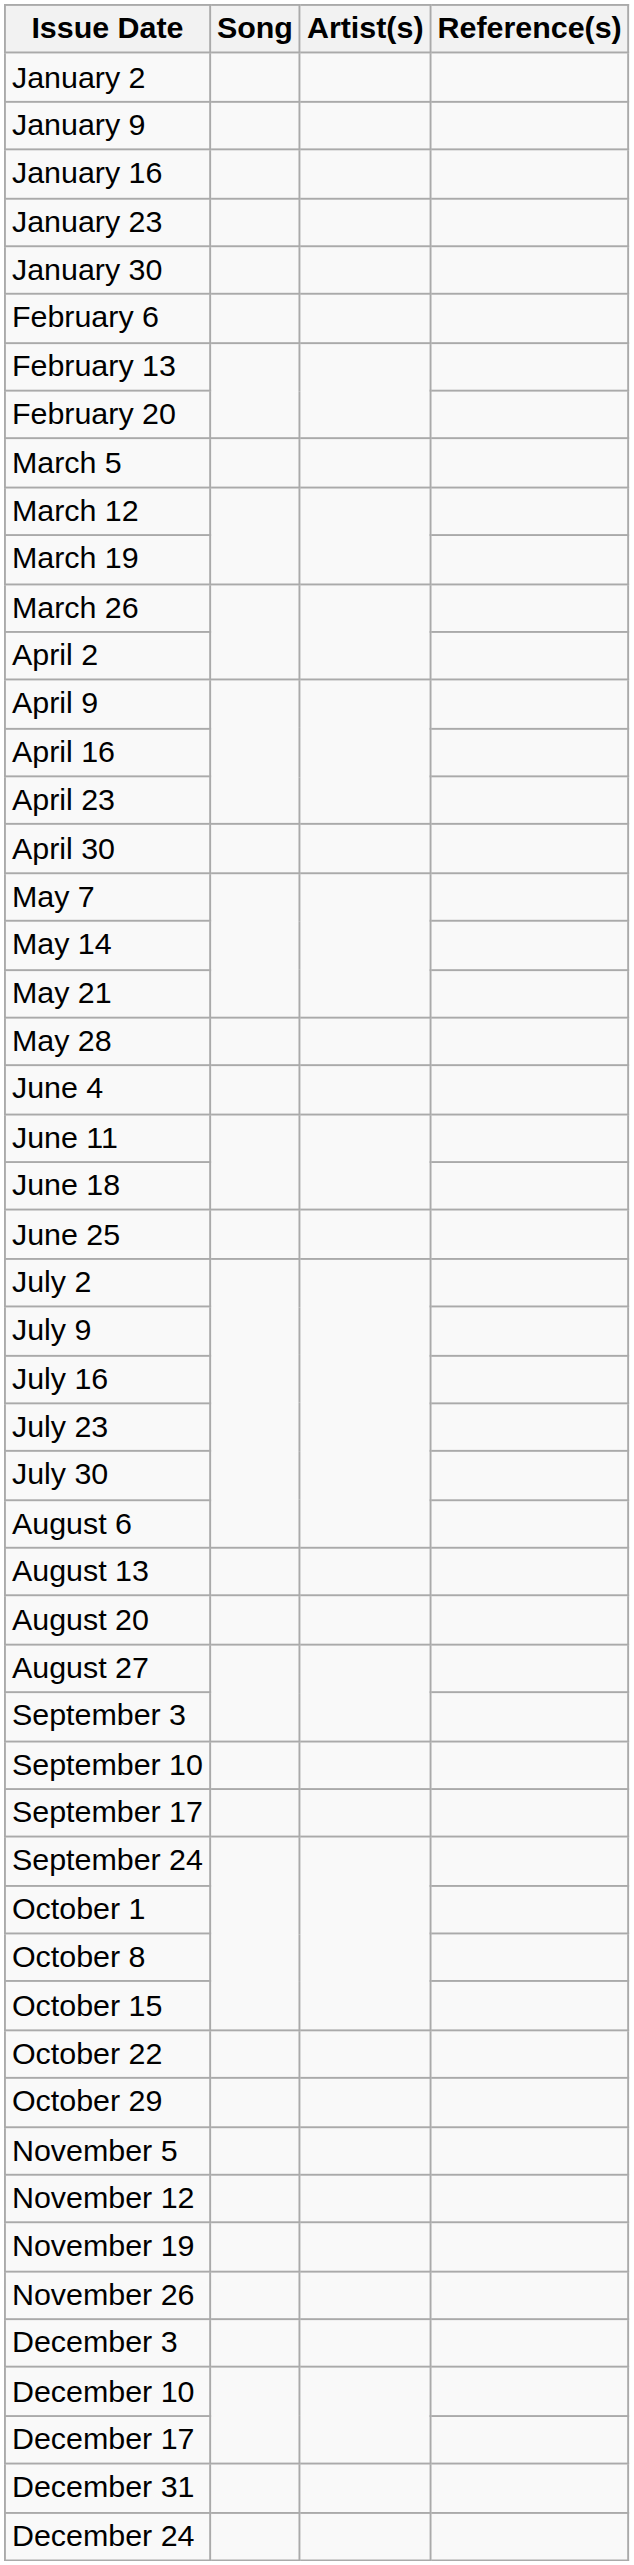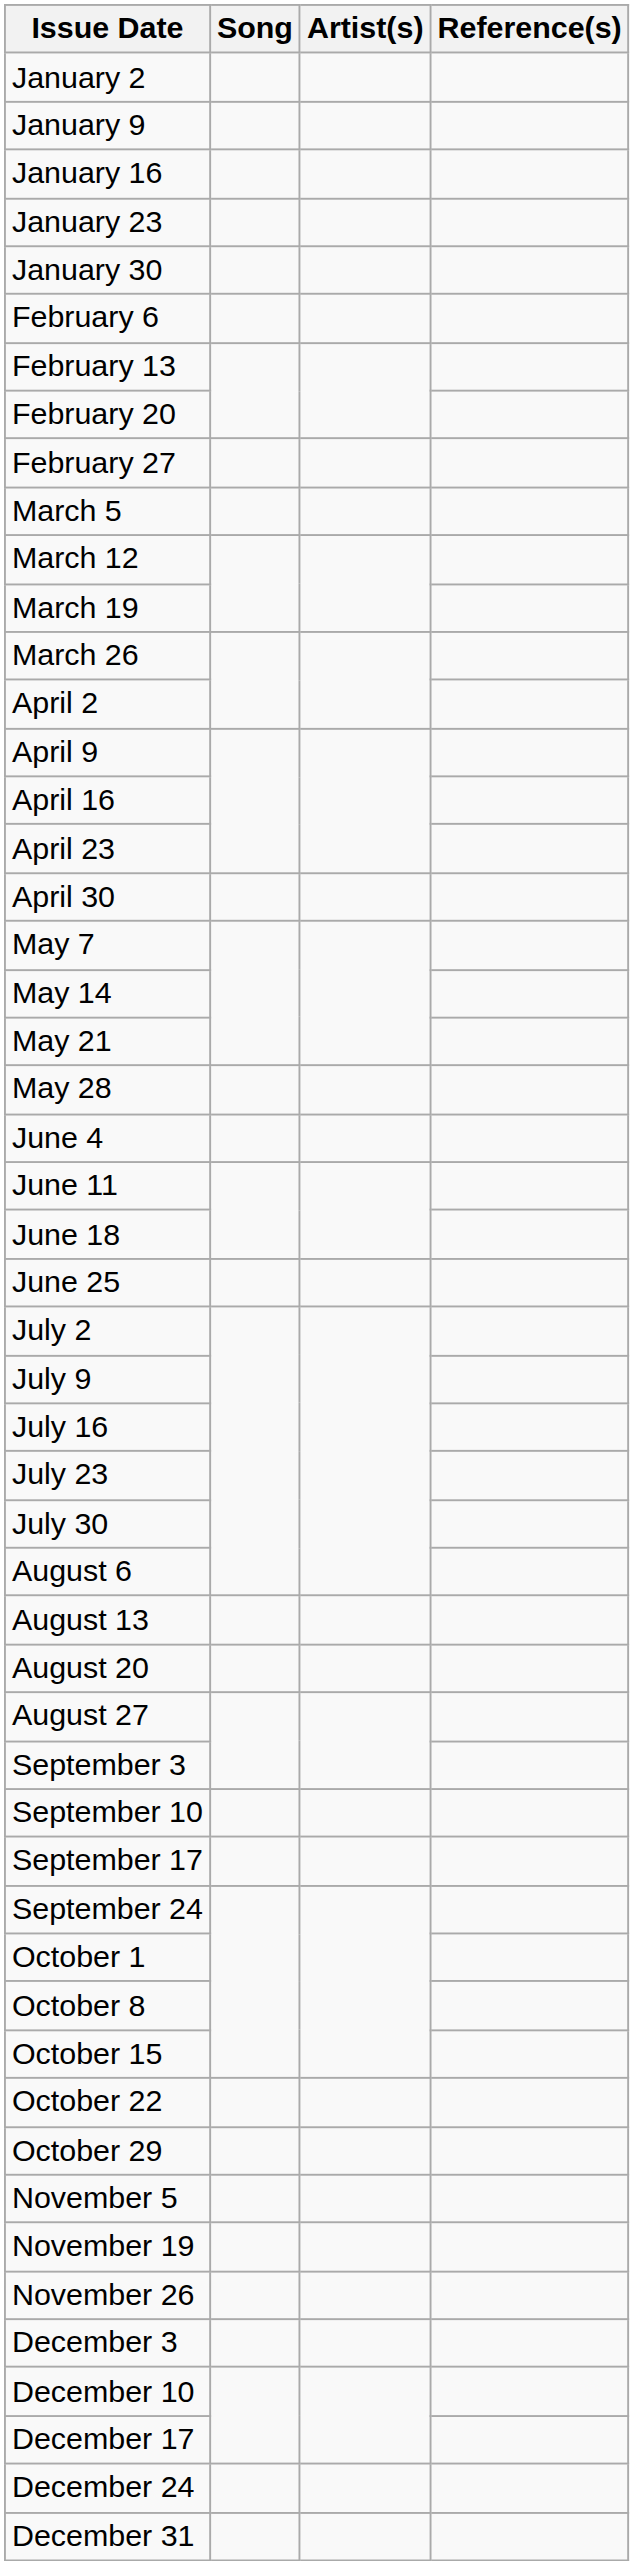+ row: (94, 462)
- row: (103, 2198)
rows swapped: (103, 2535) <-> (103, 2487)
